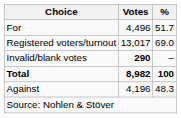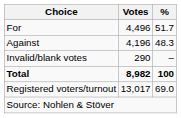rows swapped: (23, 89) <-> (61, 43)
(142, 58) bold -> (142, 58) normal
